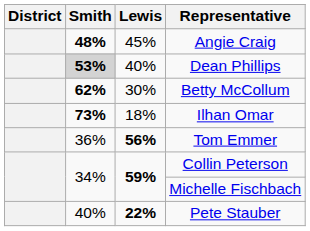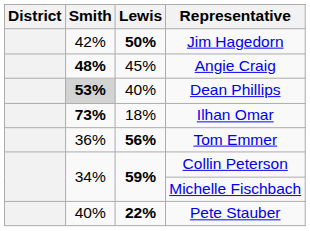+ row: (235, 41)
- row: (235, 90)
